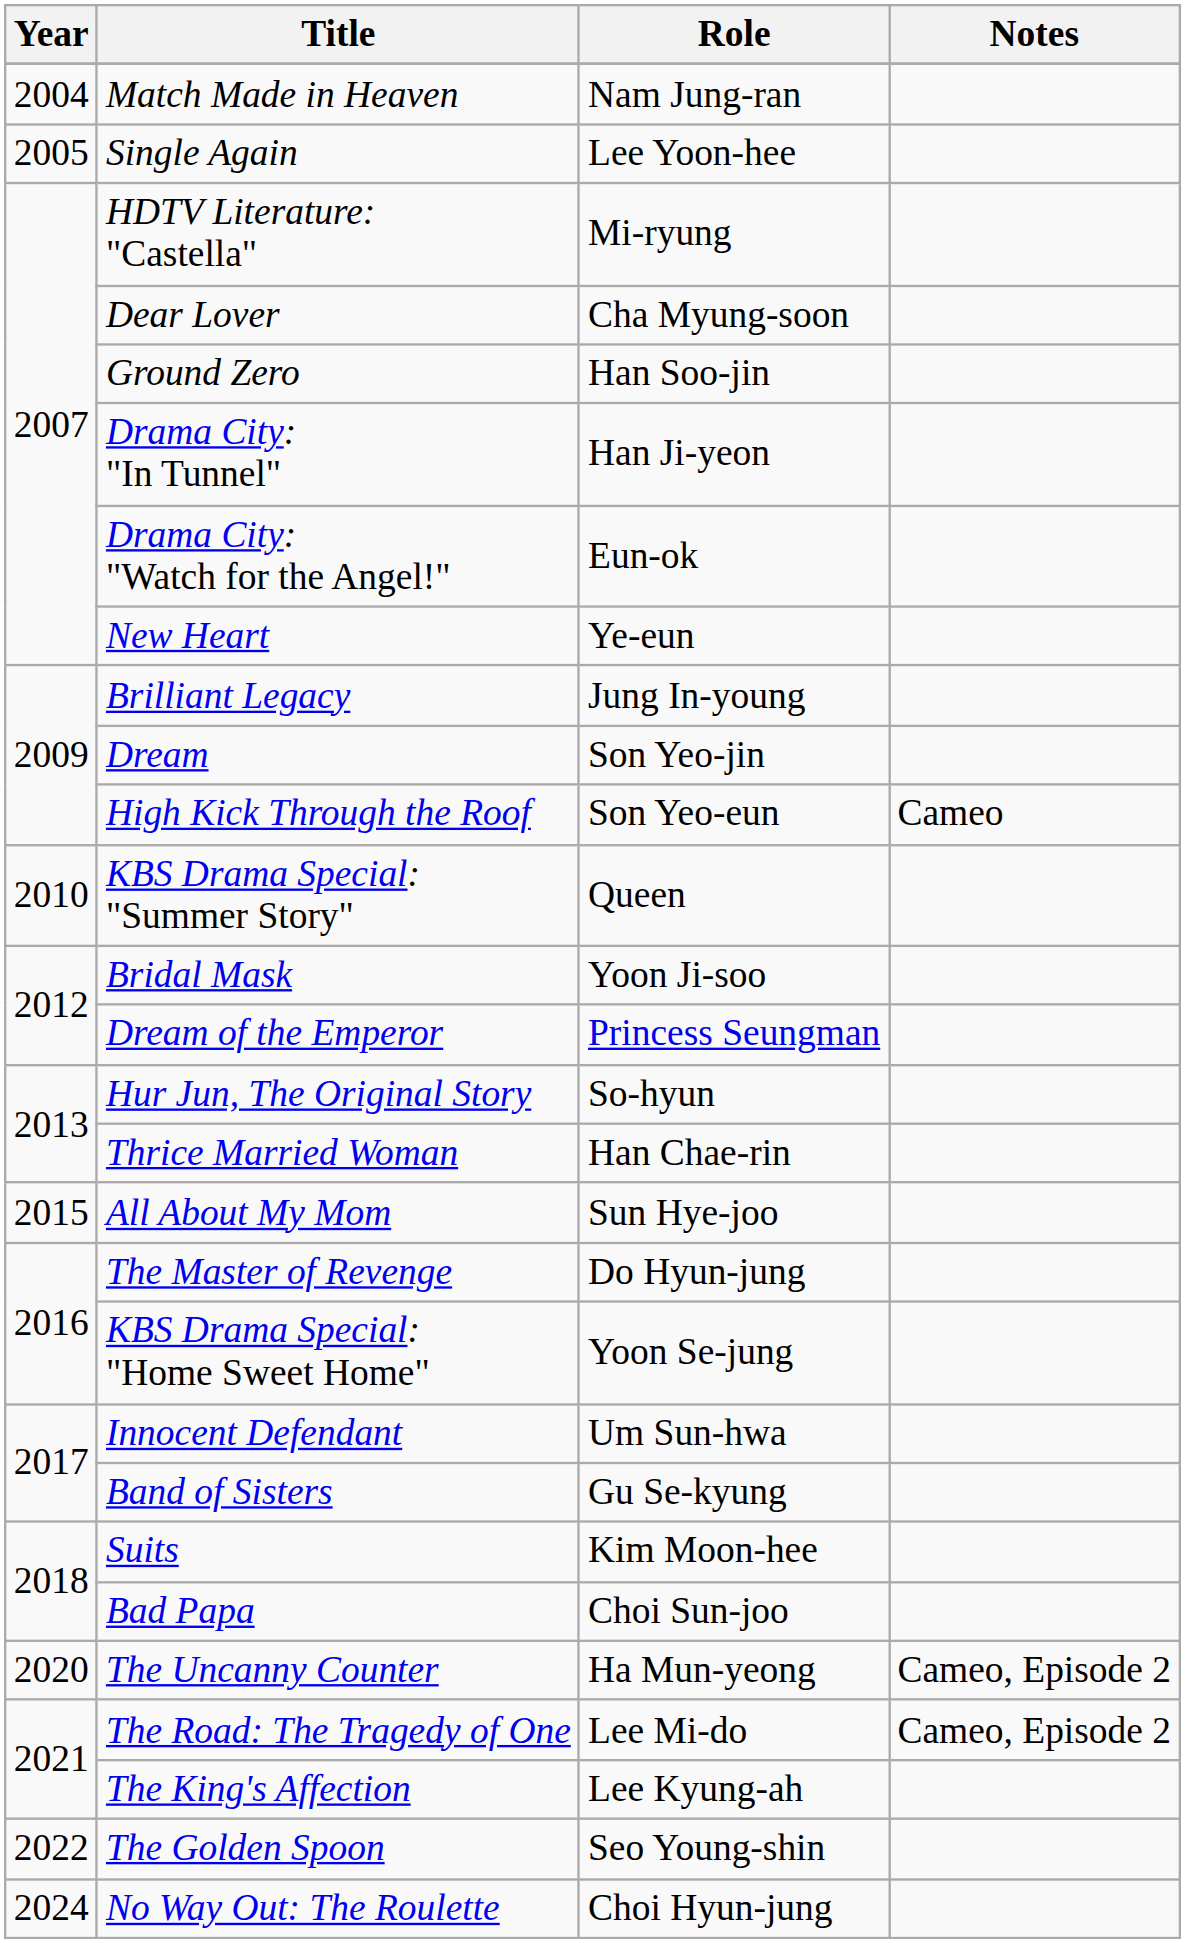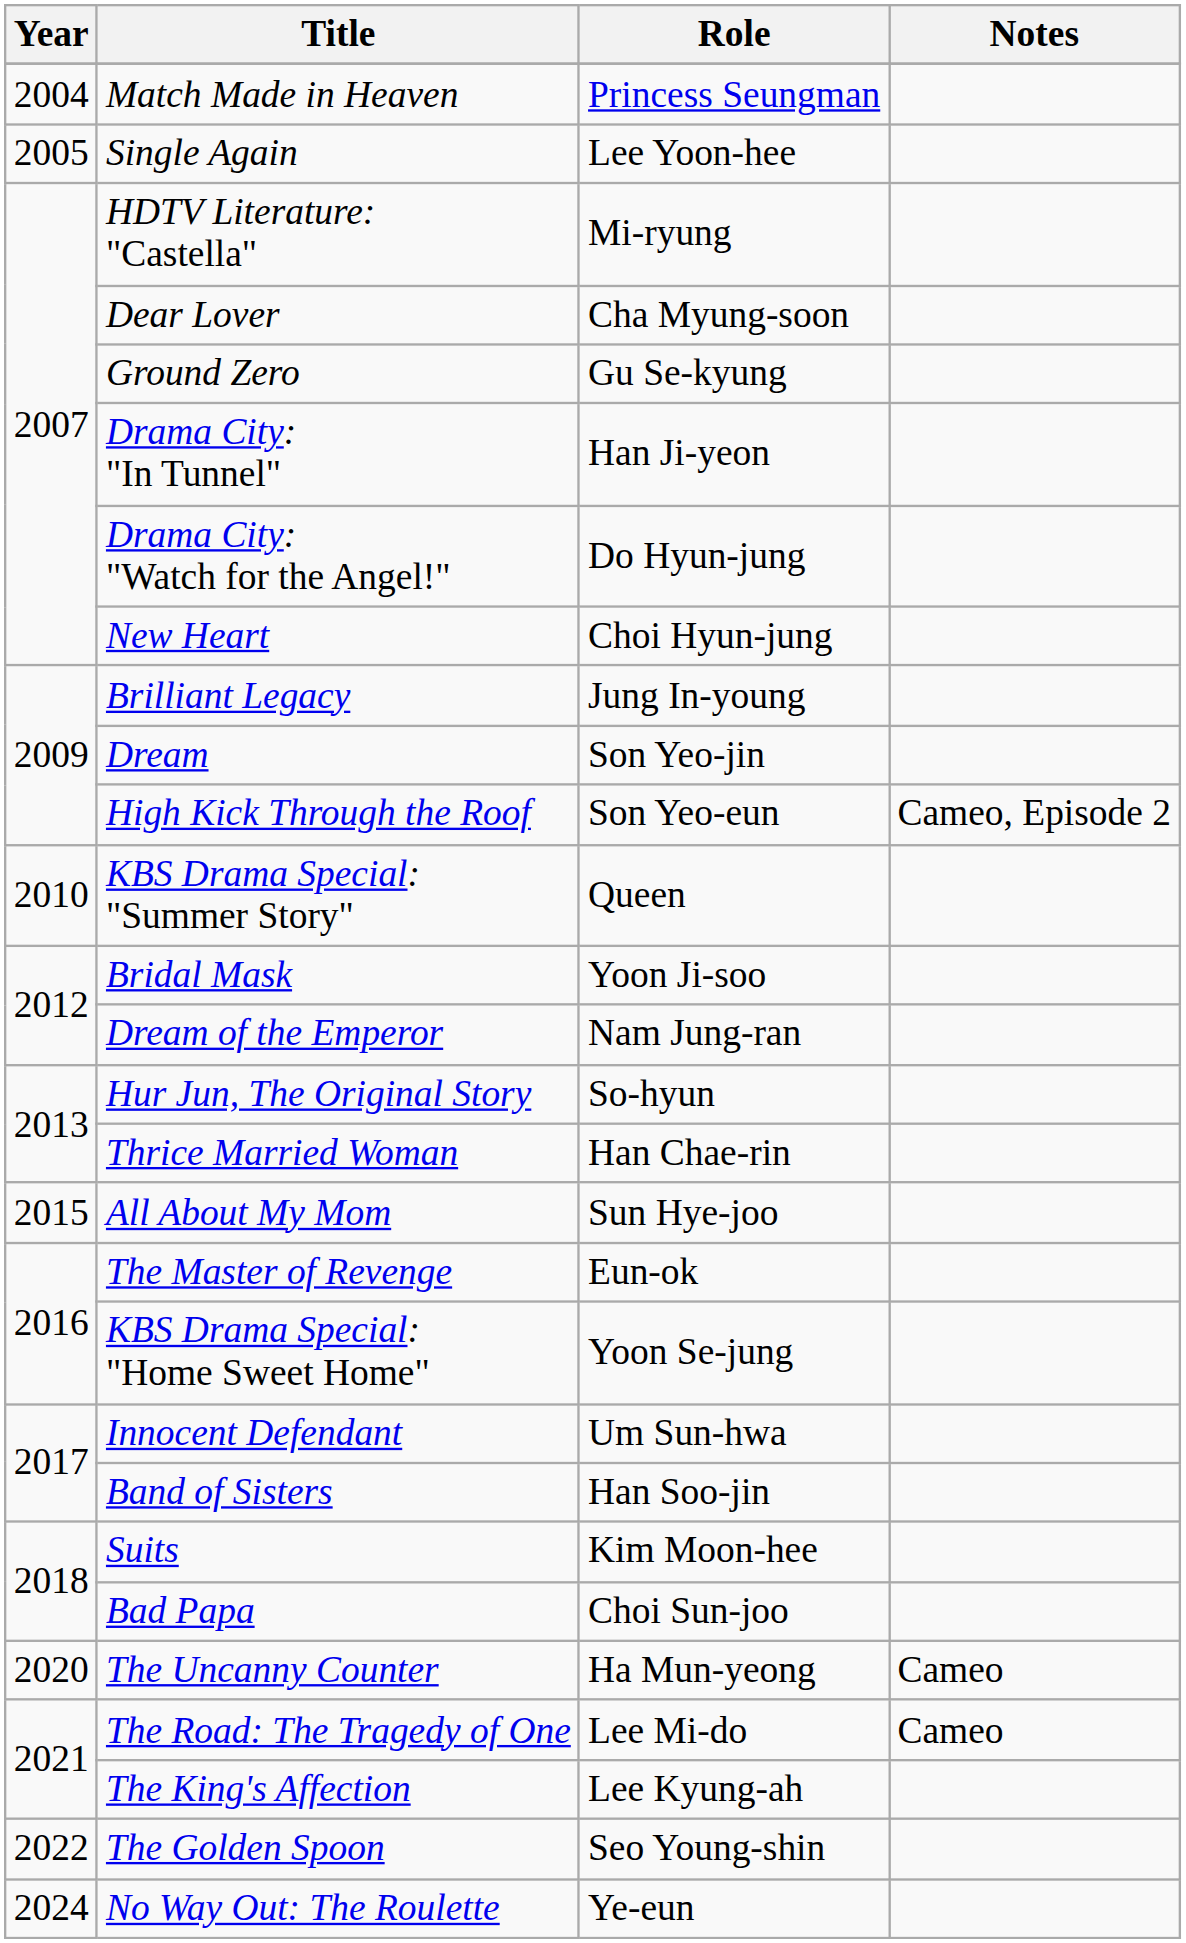(695, 93) Nam Jung-ran -> (734, 93) Princess Seungman
(679, 373) Han Soo-jin -> (687, 373) Gu Se-kyung
(643, 555) Eun-ok -> (697, 555) Do Hyun-jung
(641, 635) Ye-eun -> (710, 635) Choi Hyun-jung
(951, 813) Cameo -> (1034, 813) Cameo, Episode 2
(734, 1033) Princess Seungman -> (695, 1033) Nam Jung-ran
(697, 1271) Do Hyun-jung -> (643, 1271) Eun-ok
(687, 1491) Gu Se-kyung -> (679, 1491) Han Soo-jin
(1034, 1669) Cameo, Episode 2 -> (951, 1669) Cameo
(1034, 1729) Cameo, Episode 2 -> (951, 1729) Cameo
(710, 1907) Choi Hyun-jung -> (641, 1907) Ye-eun
